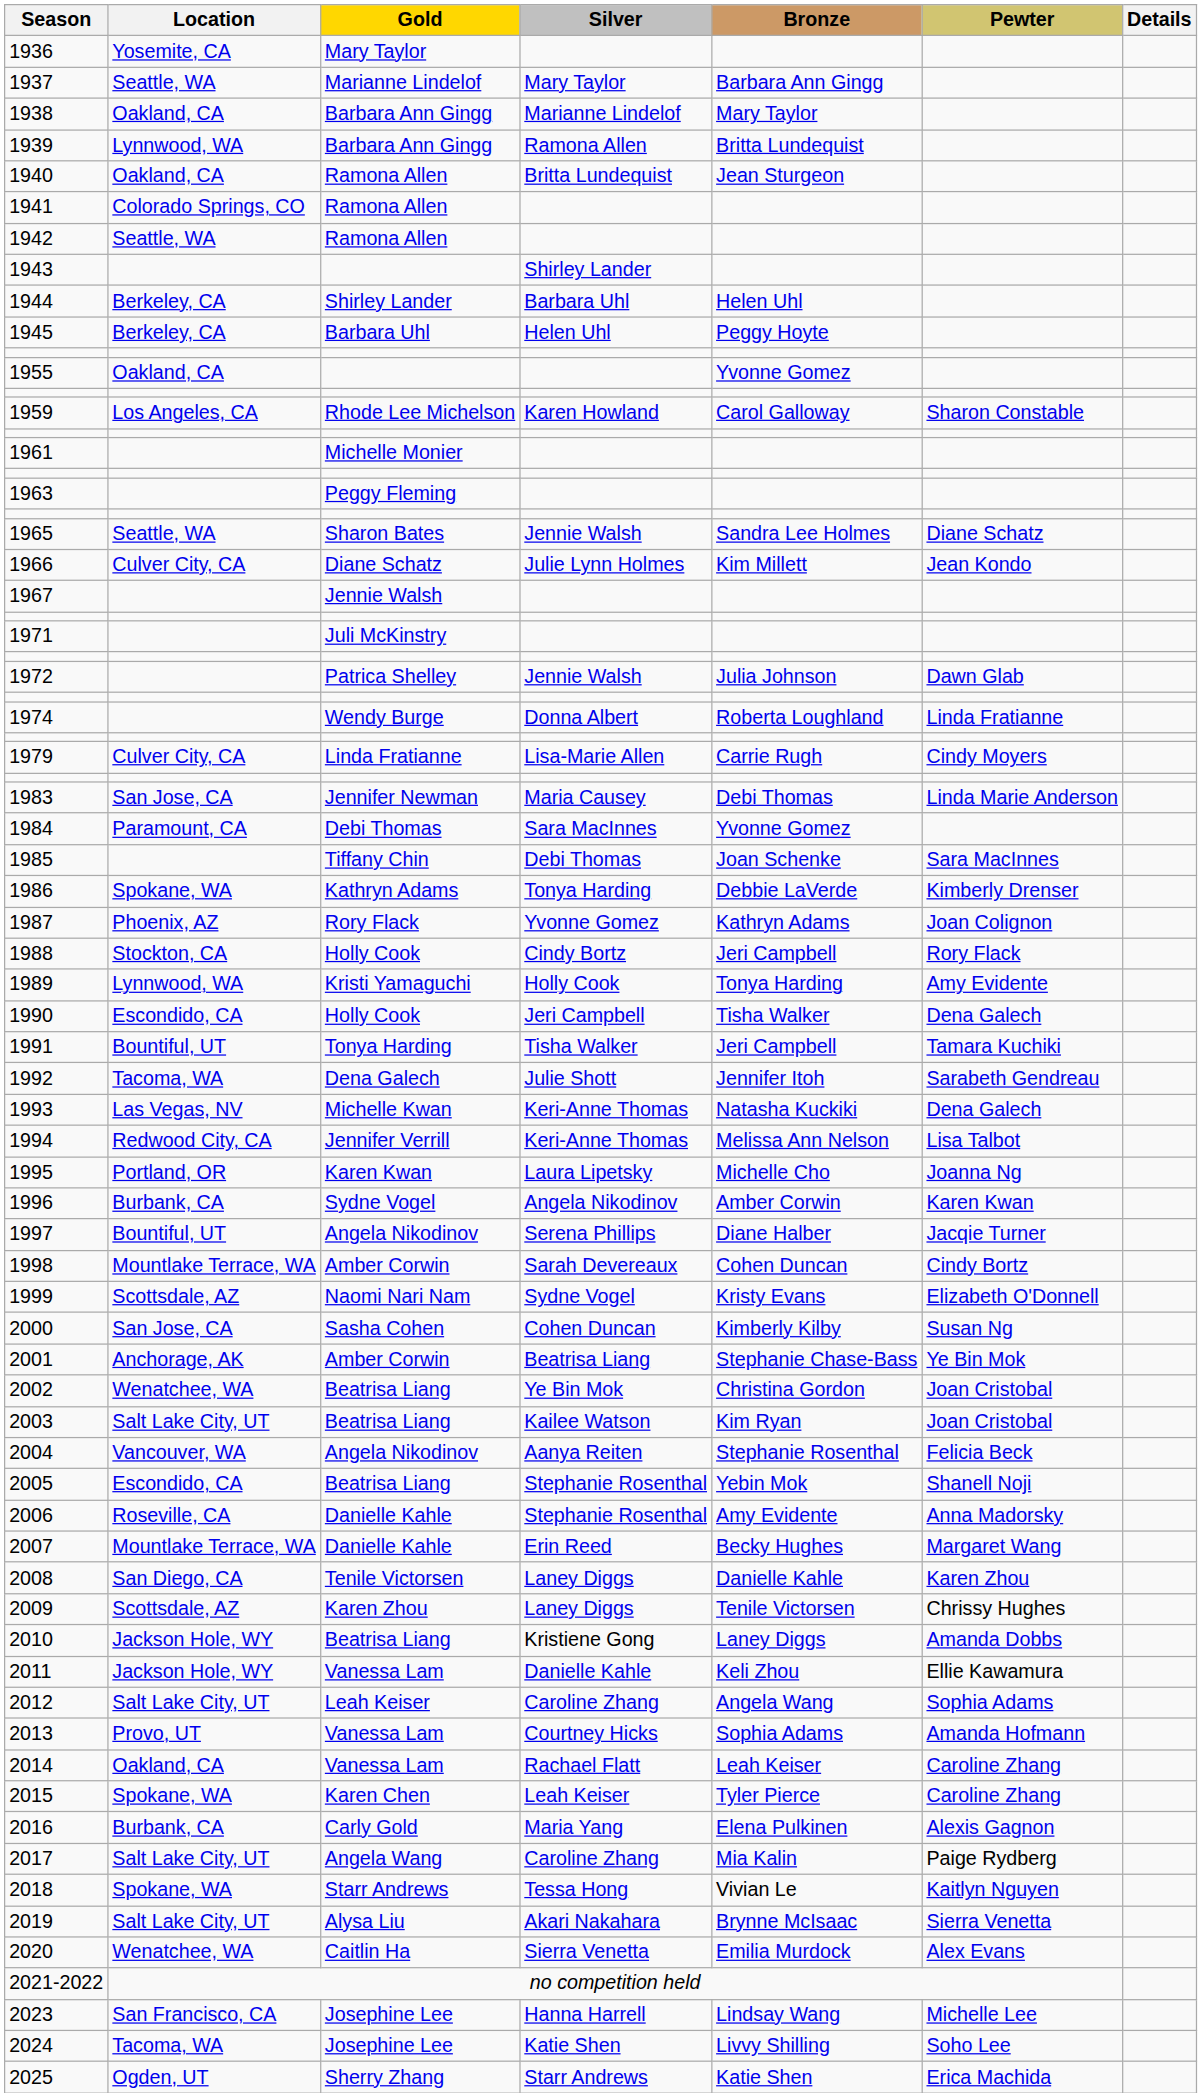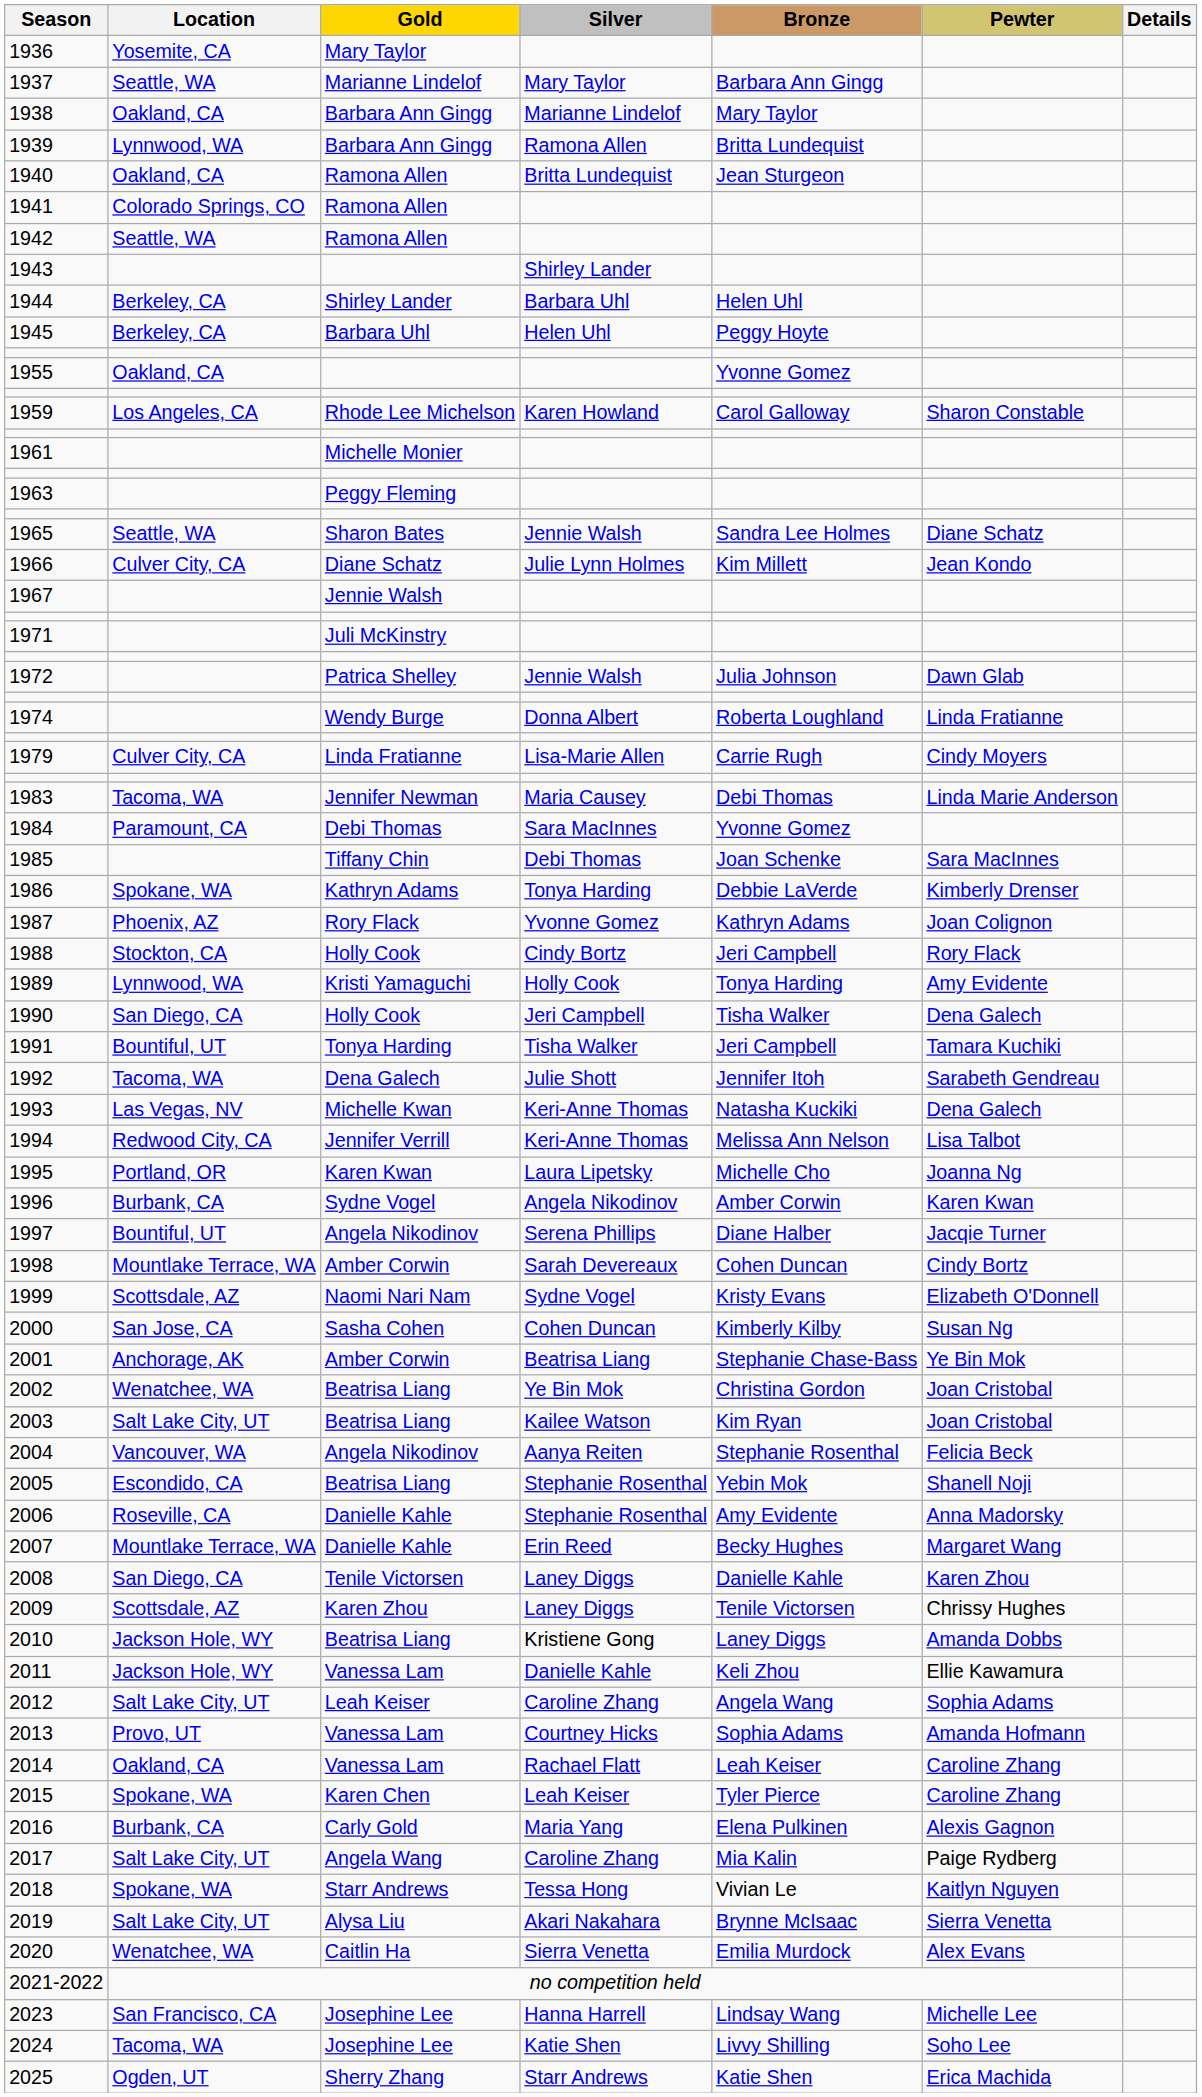(173, 797) San Jose, CA -> (168, 797) Tacoma, WA
(177, 1015) Escondido, CA -> (177, 1015) San Diego, CA
